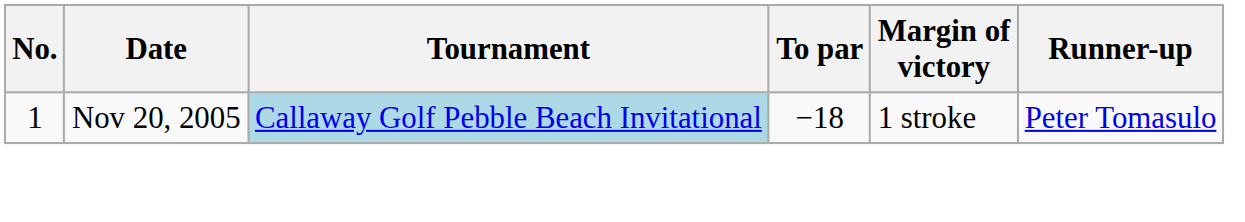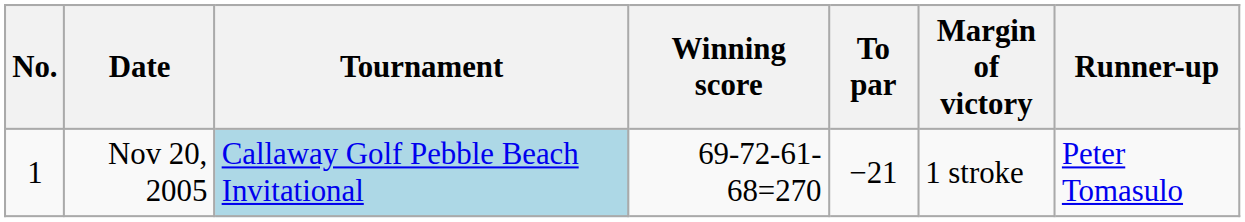+ column: (729, 66)
(820, 117) −18 -> (873, 172) −21
